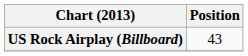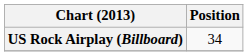(215, 39) 43 -> (215, 39) 34
